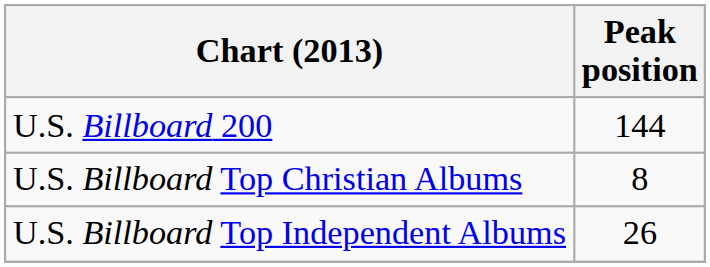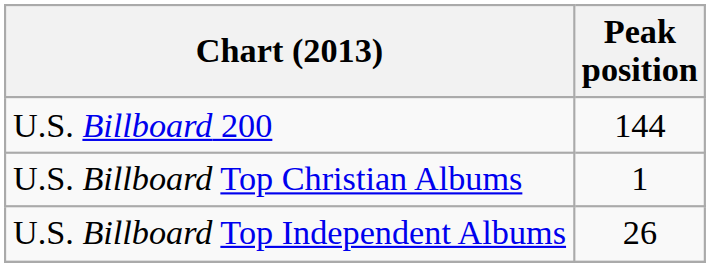(640, 178) 8 -> (640, 178) 1
